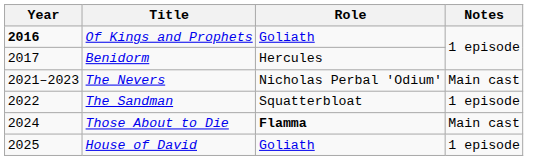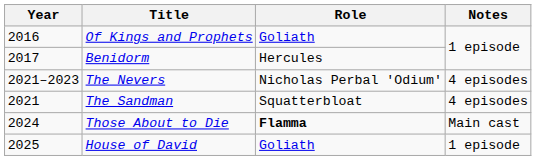(24, 37) bold -> (24, 37) normal
(484, 80) Main cast -> (488, 80) 4 episodes
(24, 102) 2022 -> (24, 102) 2021
(484, 102) 1 episode -> (488, 102) 4 episodes
